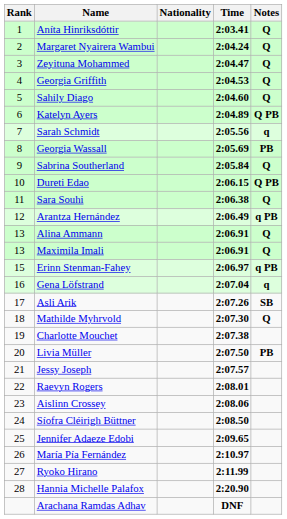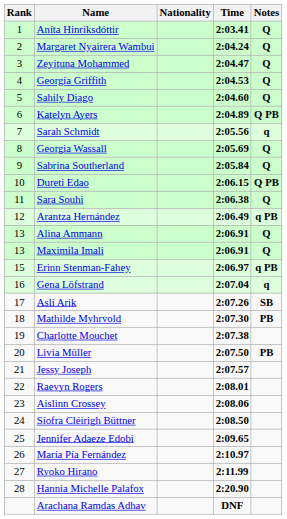(266, 149) PB -> (266, 149) Q
(266, 319) Q -> (266, 319) PB
